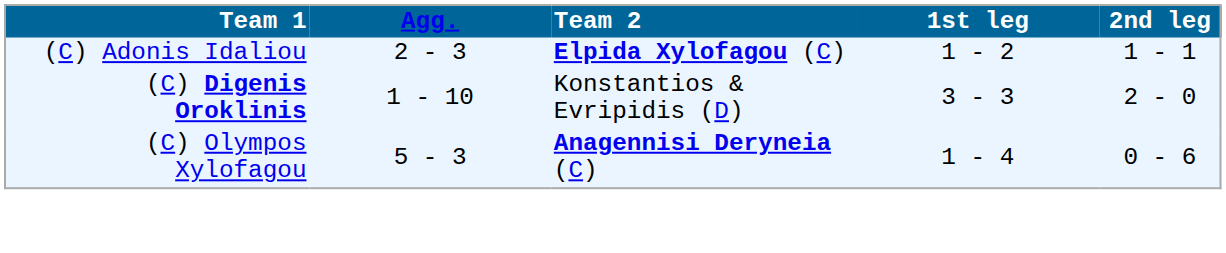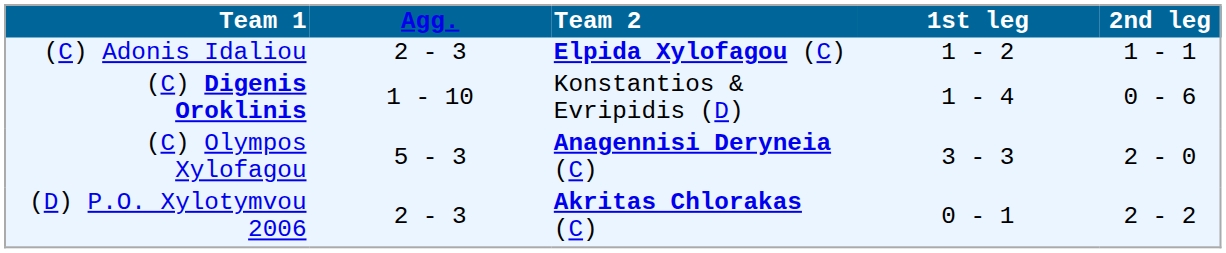(978, 99) 3 - 3 -> (978, 99) 1 - 4
(1160, 99) 2 - 0 -> (1160, 99) 0 - 6
(978, 158) 1 - 4 -> (978, 158) 3 - 3
(1160, 158) 0 - 6 -> (1160, 158) 2 - 0
+ row: (168, 217)
